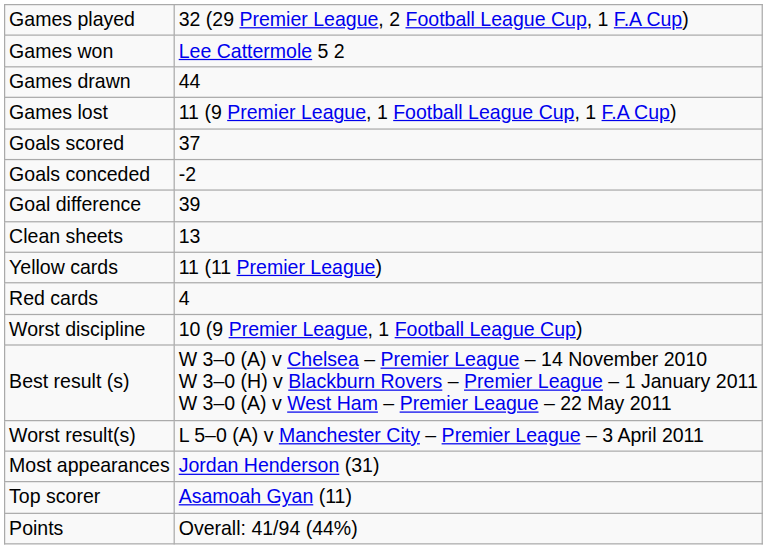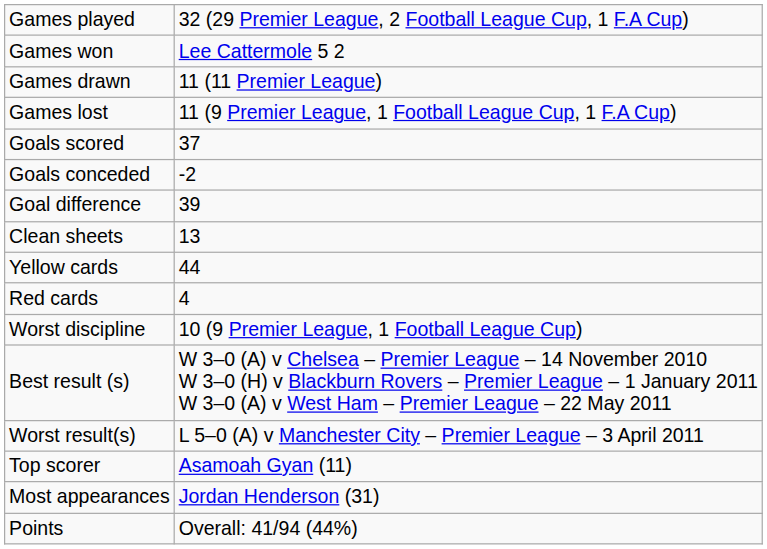(190, 81) 44 -> (280, 81) 11 (11 Premier League)
(280, 267) 11 (11 Premier League) -> (190, 267) 44
rows swapped: (89, 466) <-> (55, 497)
